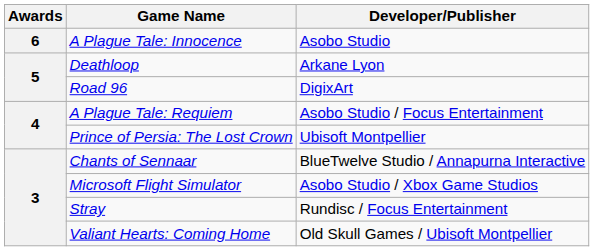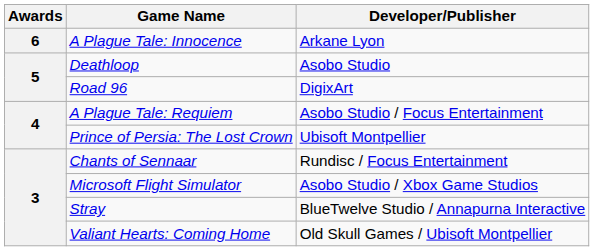(345, 40) Asobo Studio -> (342, 40) Arkane Lyon
(342, 64) Arkane Lyon -> (345, 64) Asobo Studio
(442, 161) BlueTwelve Studio / Annapurna Interactive -> (404, 161) Rundisc / Focus Entertainment
(404, 209) Rundisc / Focus Entertainment -> (442, 209) BlueTwelve Studio / Annapurna Interactive
